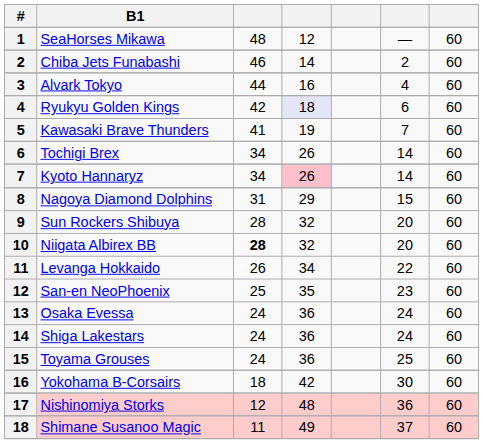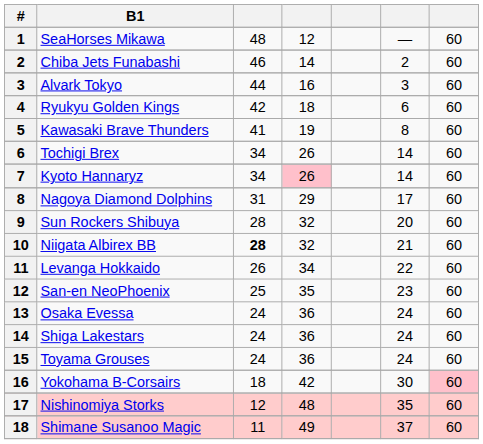(405, 85) 4 -> (405, 85) 3
(307, 108) lavender background -> (307, 108) no background
(405, 130) 7 -> (405, 130) 8
(405, 199) 15 -> (405, 199) 17
(405, 245) 20 -> (405, 245) 21
(405, 359) 25 -> (405, 359) 24
(454, 382) no background -> (454, 382) pink background
(405, 405) 36 -> (405, 405) 35
